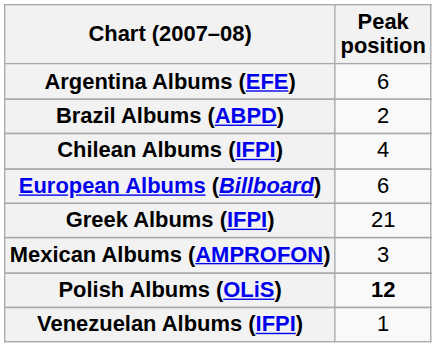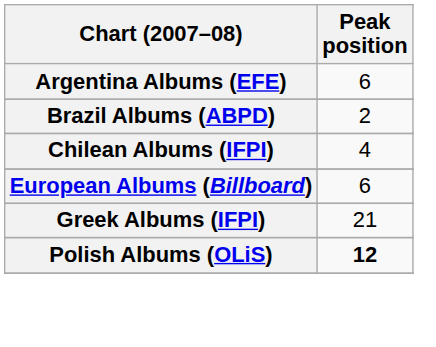- row: (170, 255)
- row: (170, 324)
